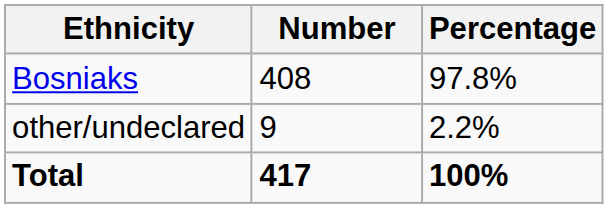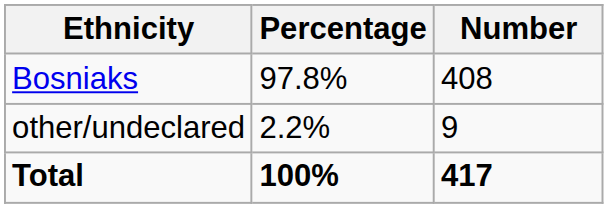columns swapped: (337, 29) <-> (513, 29)
